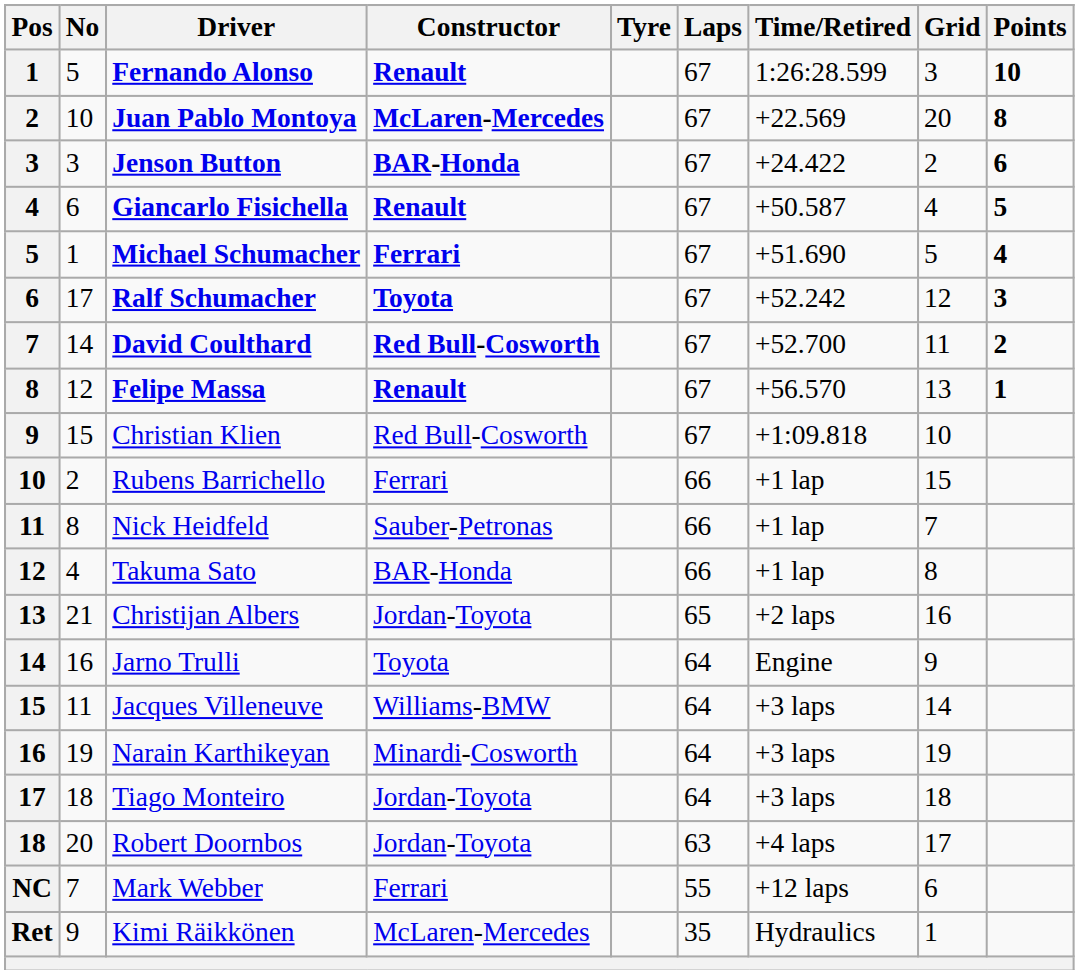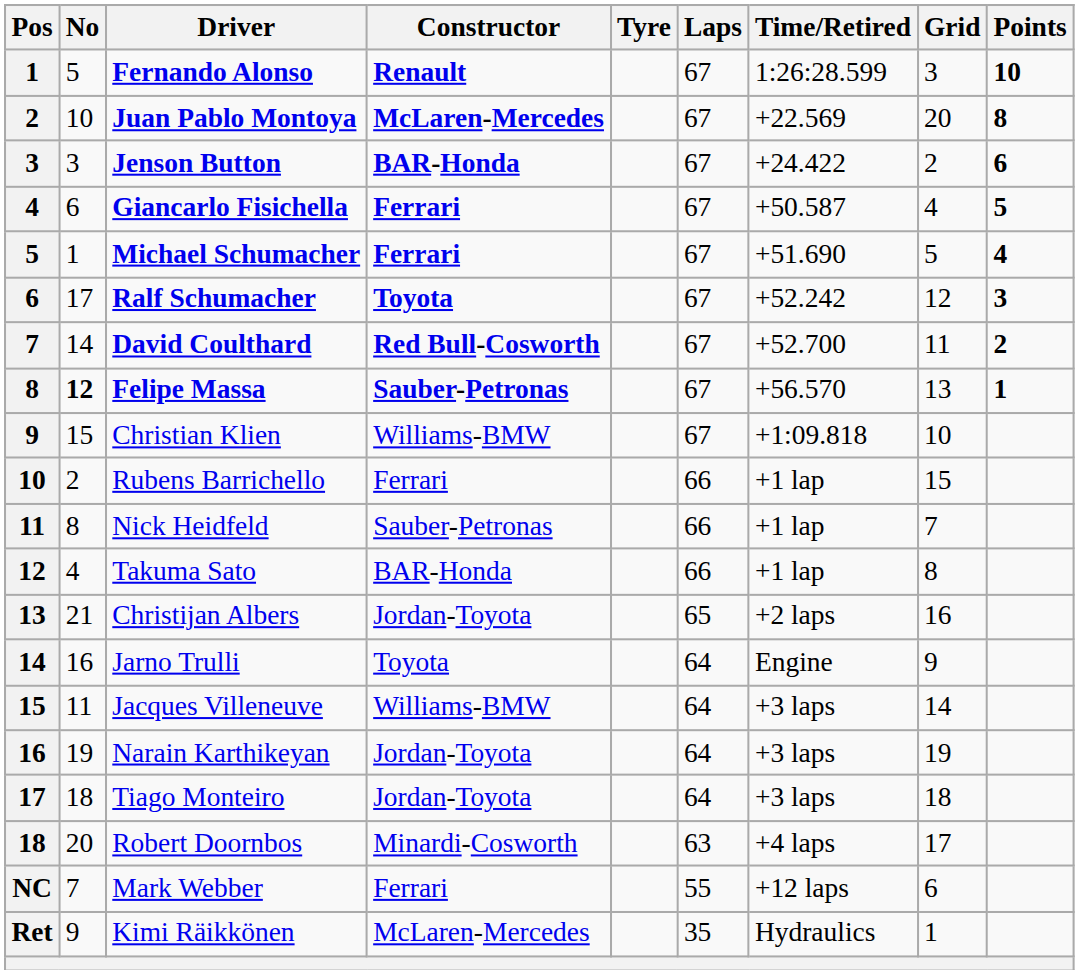(420, 208) Renault -> (417, 208) Ferrari
(79, 389) normal -> (79, 389) bold
(420, 389) Renault -> (471, 389) Sauber-Petronas
(480, 434) Red Bull-Cosworth -> (462, 434) Williams-BMW
(475, 751) Minardi-Cosworth -> (452, 751) Jordan-Toyota
(452, 842) Jordan-Toyota -> (475, 842) Minardi-Cosworth
